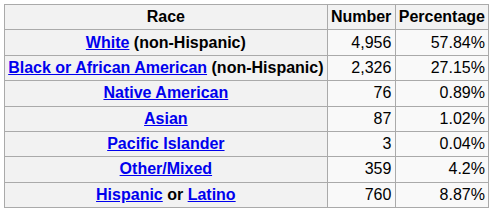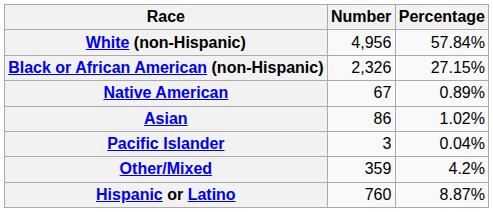(382, 93) 76 -> (382, 93) 67
(382, 118) 87 -> (382, 118) 86
